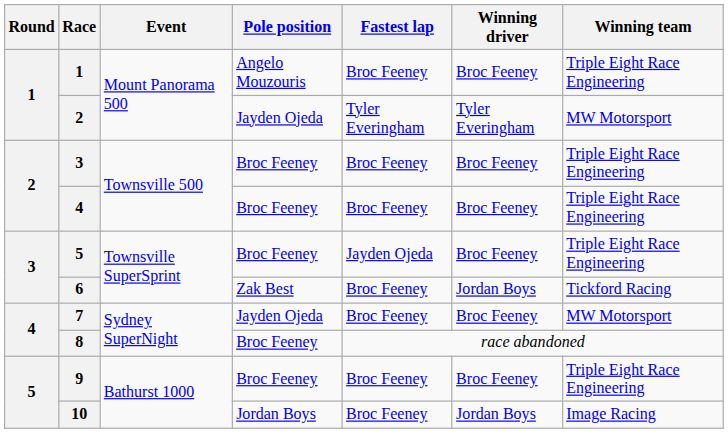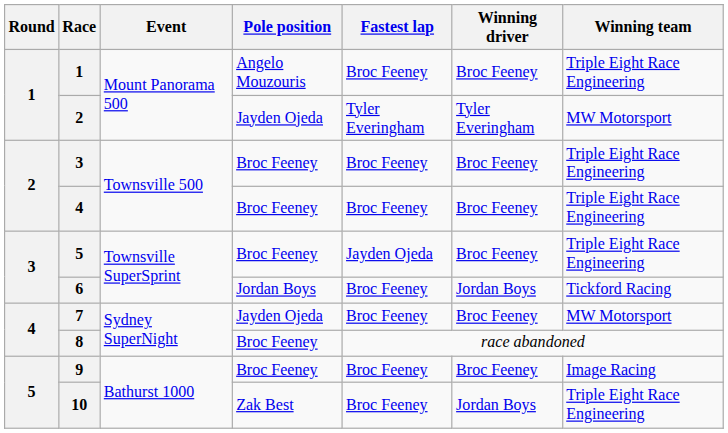(265, 289) Zak Best -> (276, 289) Jordan Boys
(623, 378) Triple Eight Race Engineering -> (611, 368) Image Racing
(276, 414) Jordan Boys -> (265, 404) Zak Best
(611, 414) Image Racing -> (623, 404) Triple Eight Race Engineering
